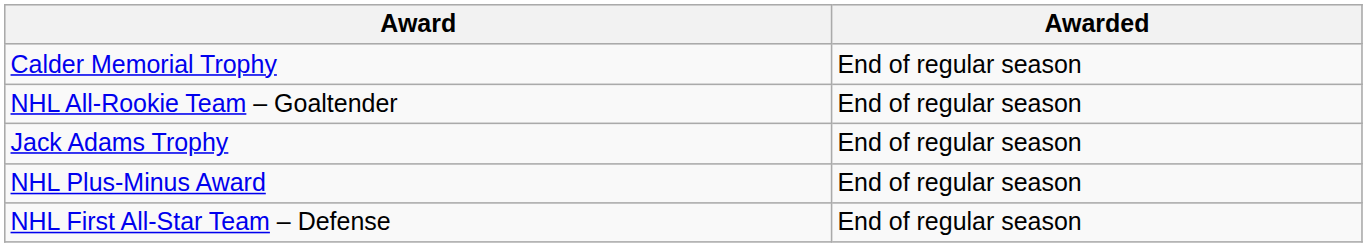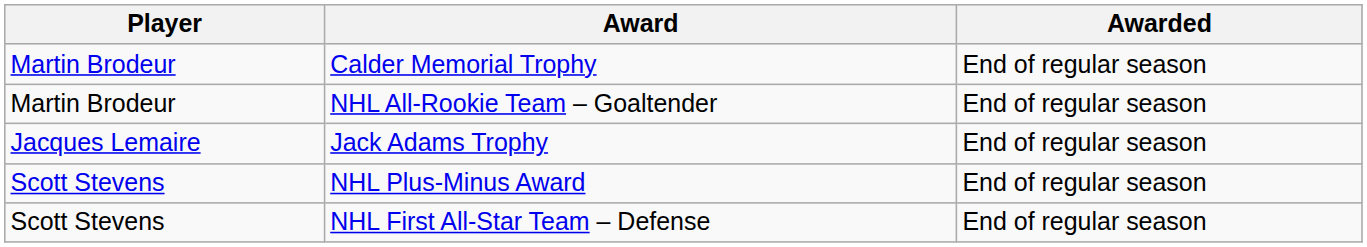+ column: (165, 24)
